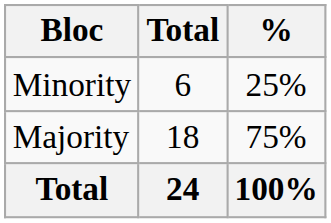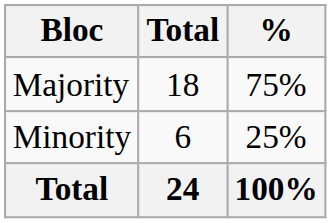rows swapped: (71, 136) <-> (72, 83)
